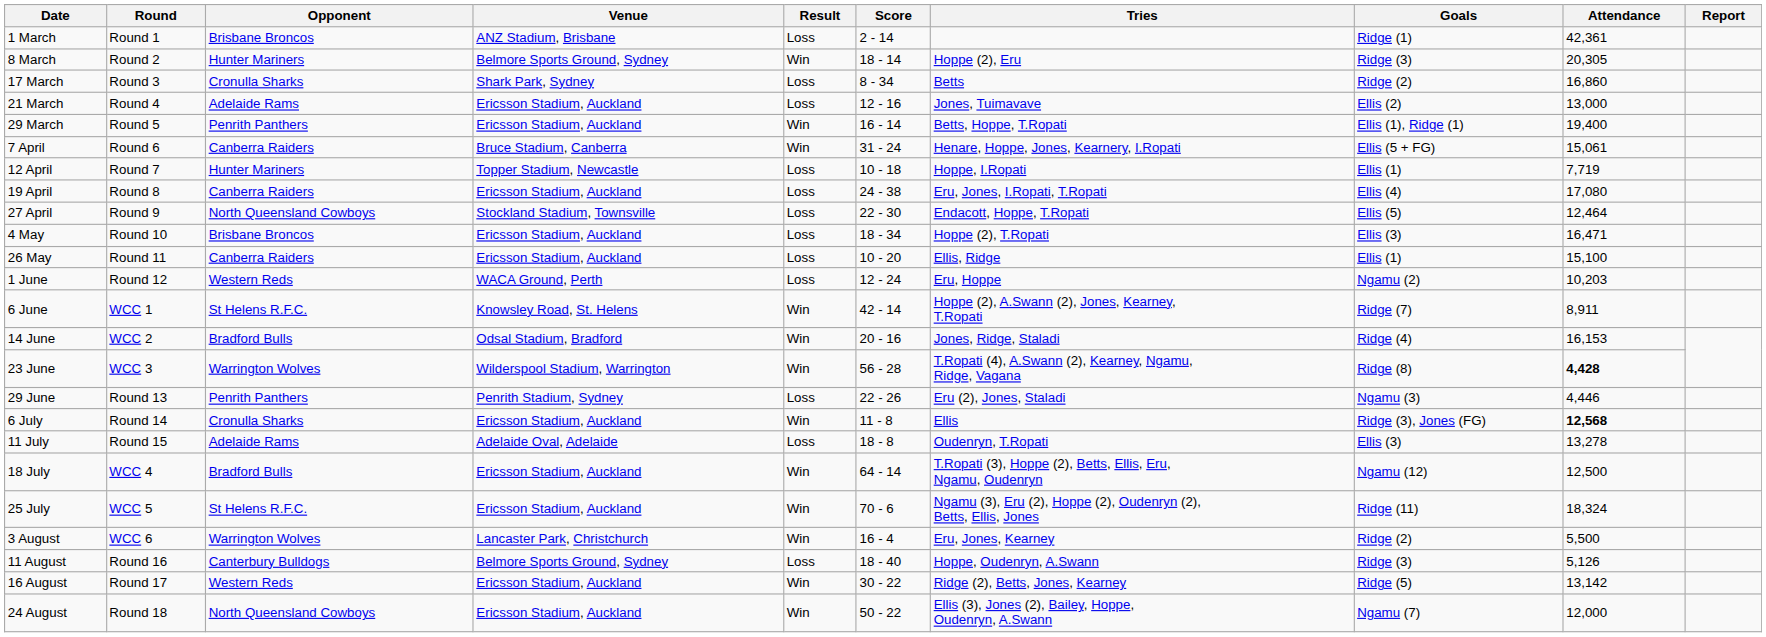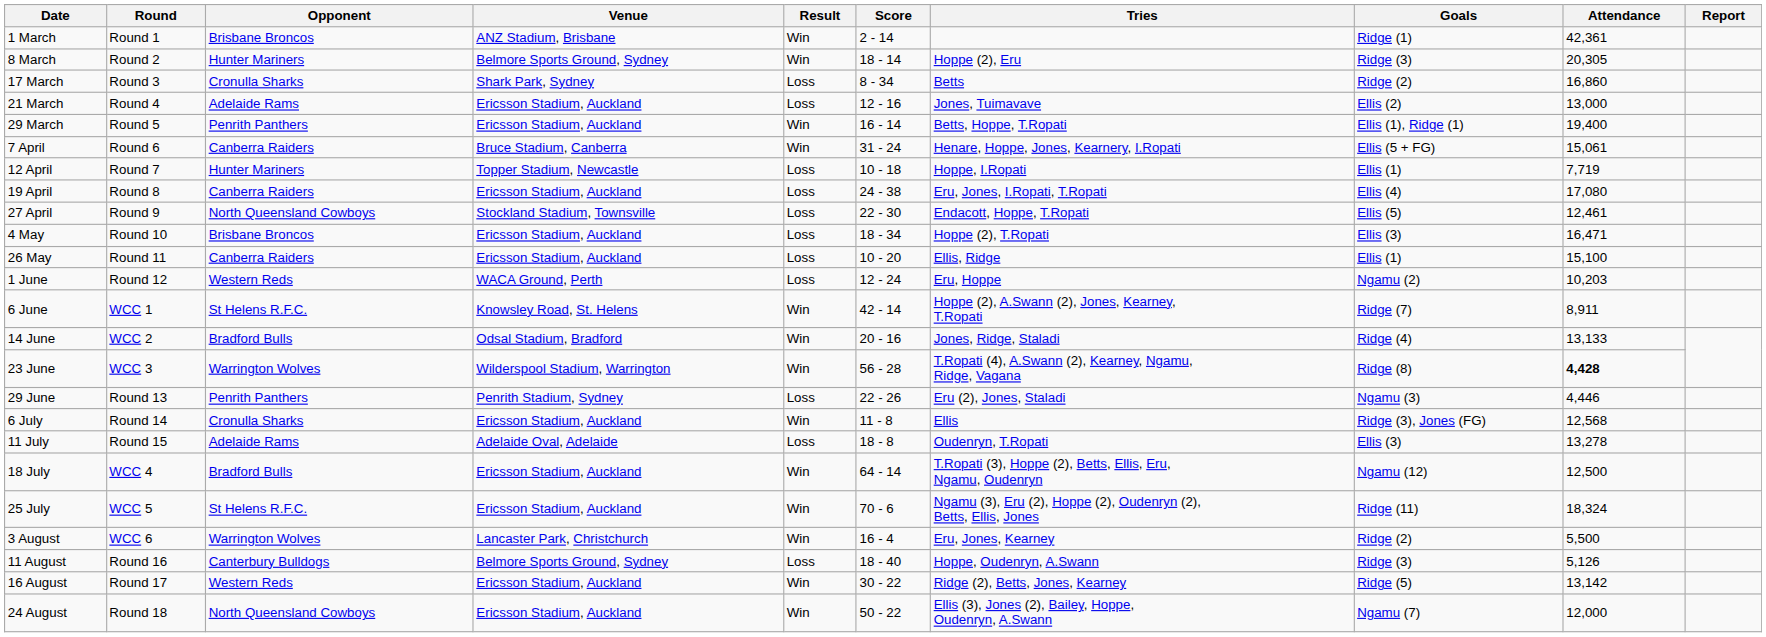(801, 37) Loss -> (798, 37) Win
(1587, 213) 12,464 -> (1587, 213) 12,461
(1587, 338) 16,153 -> (1587, 338) 13,133
(1587, 420) bold -> (1587, 420) normal
